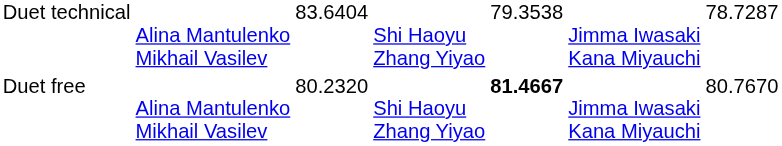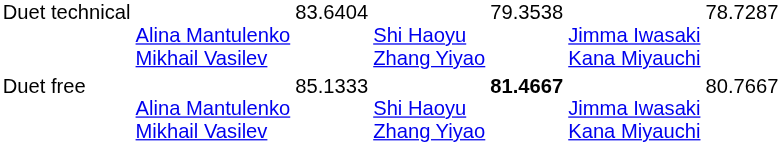(332, 86) 80.2320 -> (332, 86) 85.1333
(742, 86) 80.7670 -> (742, 86) 80.7667
